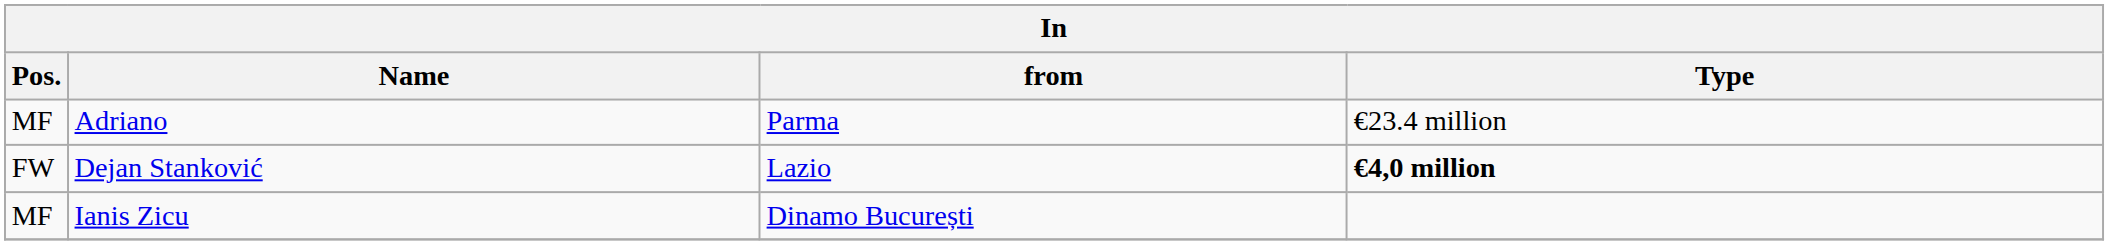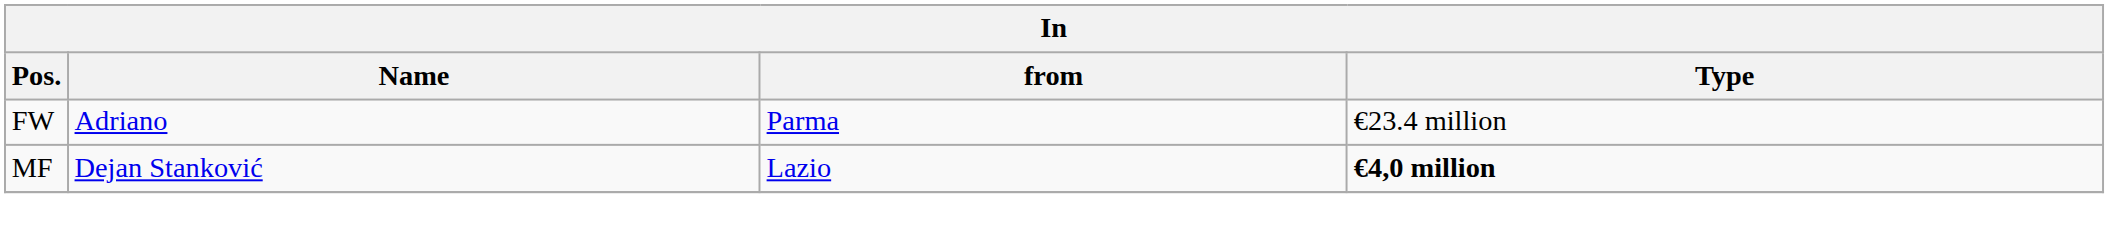(32, 121) MF -> (33, 121) FW
(33, 168) FW -> (32, 168) MF
- row: (132, 215)
